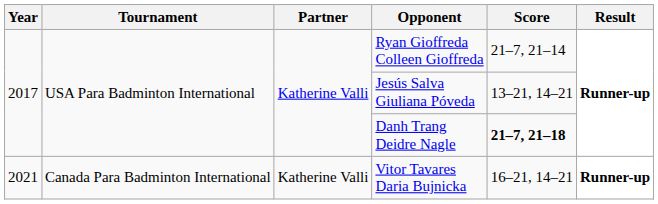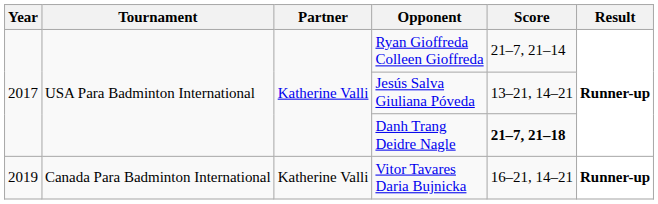(23, 177) 2021 -> (23, 177) 2019
